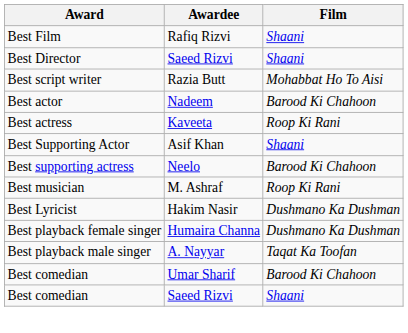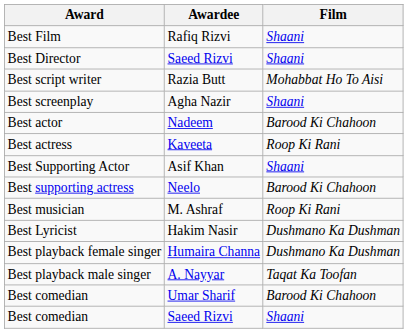+ row: (50, 101)
